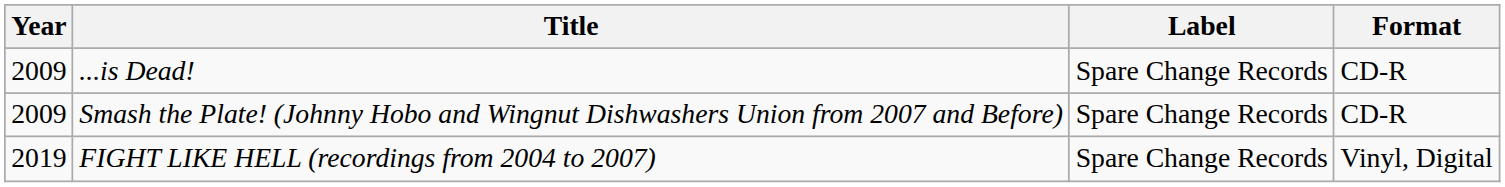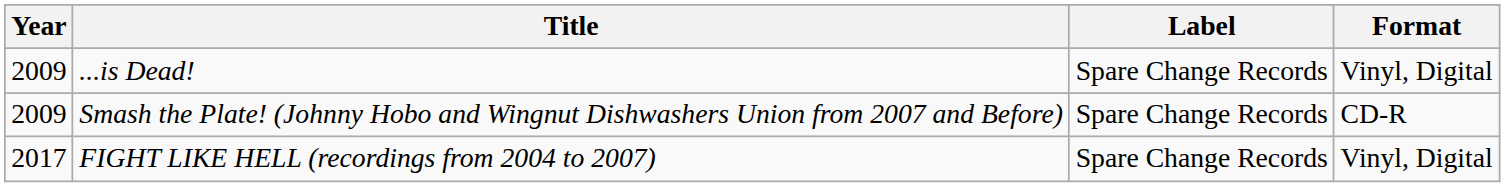(1374, 70) CD-R -> (1417, 70) Vinyl, Digital
(39, 158) 2019 -> (39, 158) 2017
